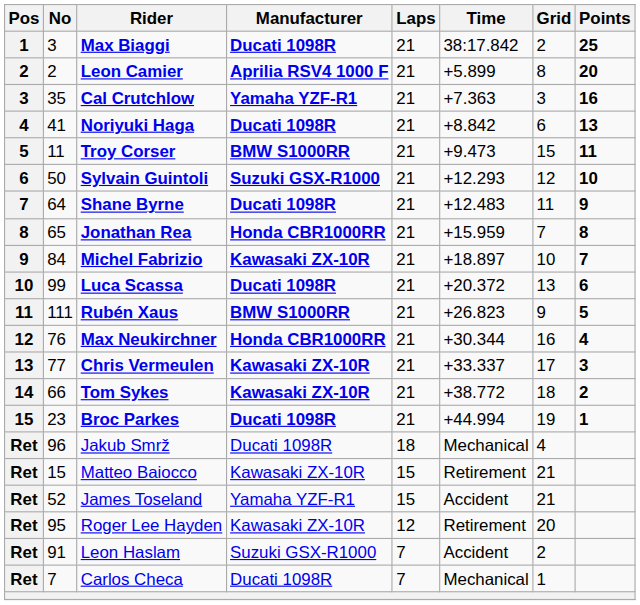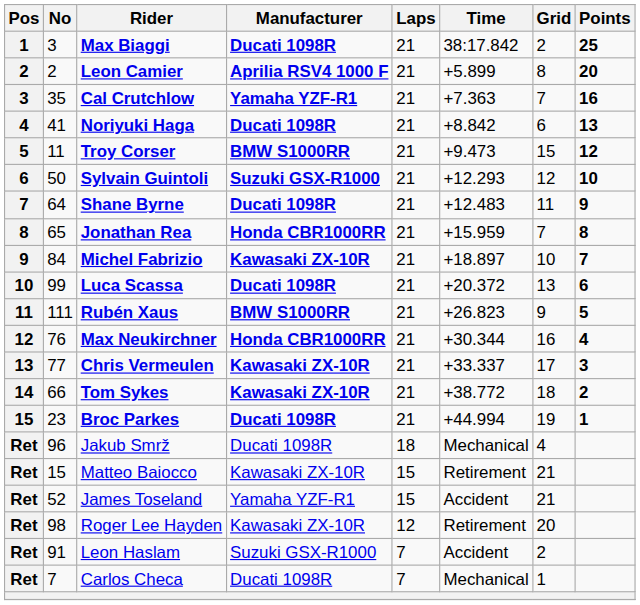(541, 98) 3 -> (541, 98) 7
(588, 152) 11 -> (588, 152) 12
(57, 526) 95 -> (57, 526) 98
